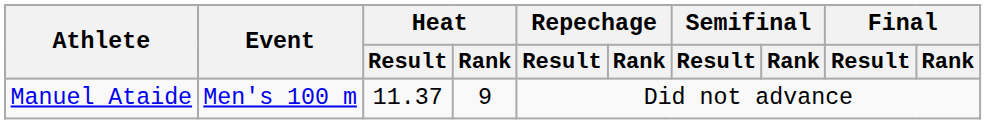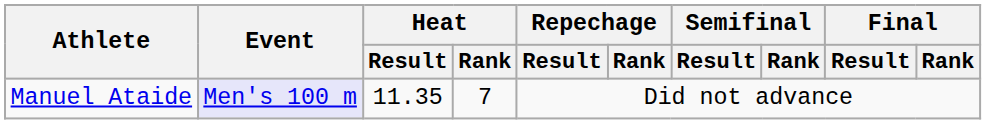(280, 98) no background -> (280, 98) lavender background
(408, 98) 11.37 -> (408, 98) 11.35
(485, 98) 9 -> (485, 98) 7
